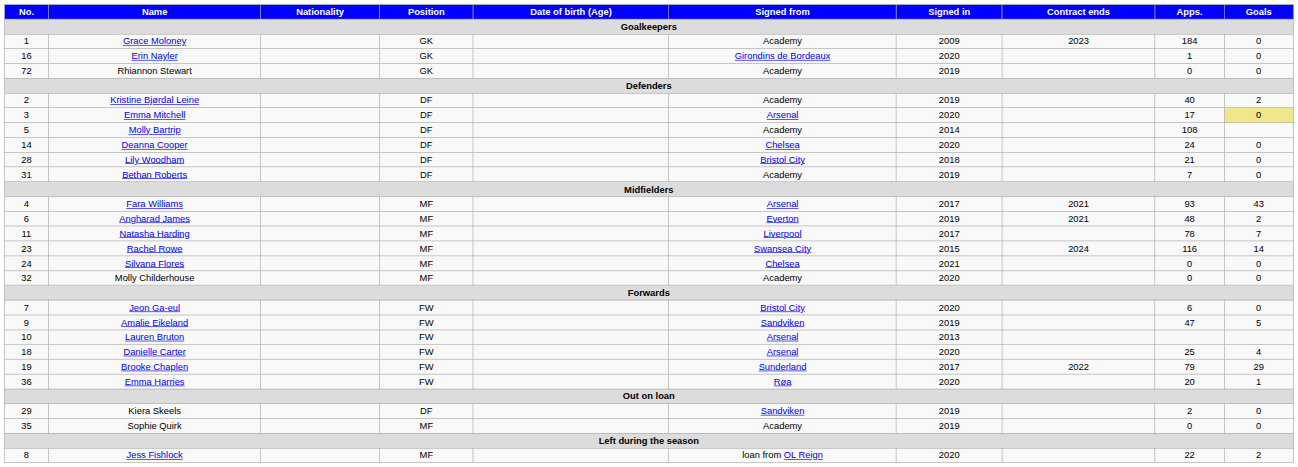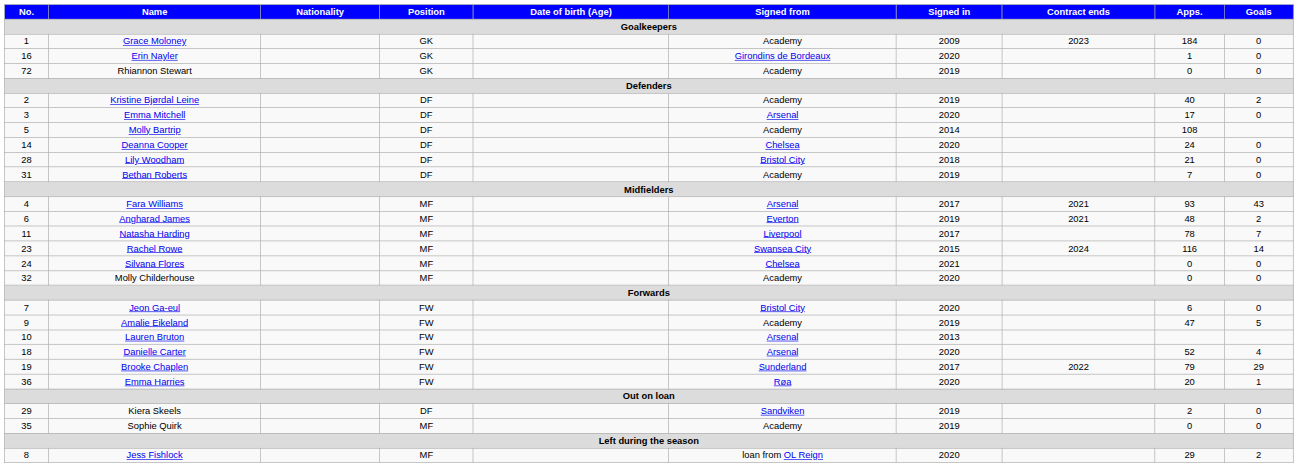(1259, 116) khaki background -> (1259, 116) no background
(783, 323) Sandviken -> (783, 323) Academy
(1190, 352) 25 -> (1190, 352) 52
(1190, 456) 22 -> (1190, 456) 29
